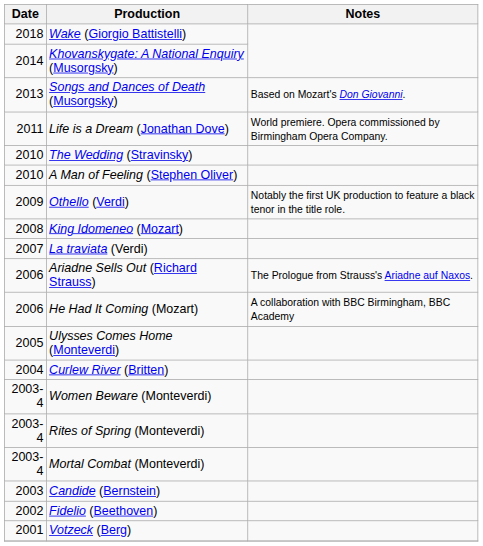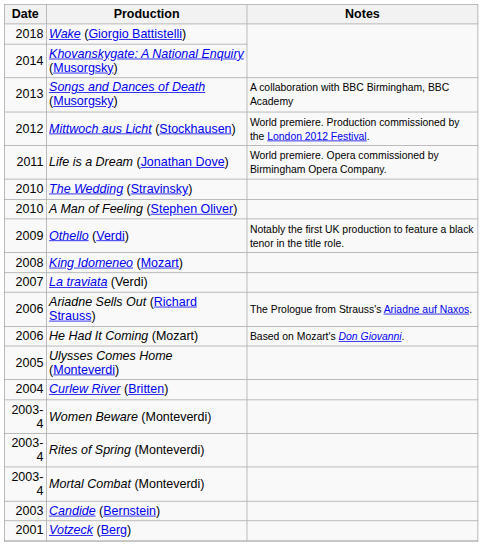(328, 95) Based on Mozart's Don Giovanni. -> (350, 95) A collaboration with BBC Birmingham, BBC Academy
+ row: (142, 128)
(351, 310) A collaboration with BBC Birmingham, BBC Academy -> (327, 336) Based on Mozart's Don Giovanni.
- row: (103, 511)
